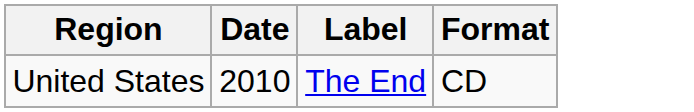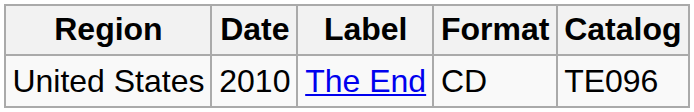+ column: (623, 29)
